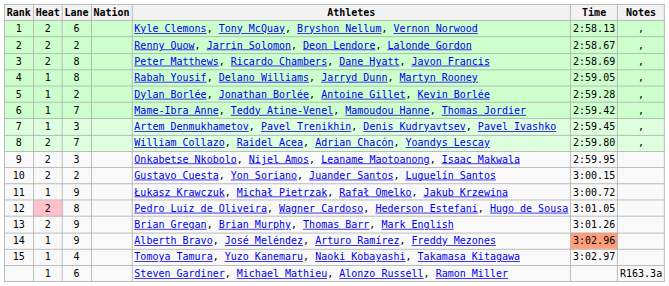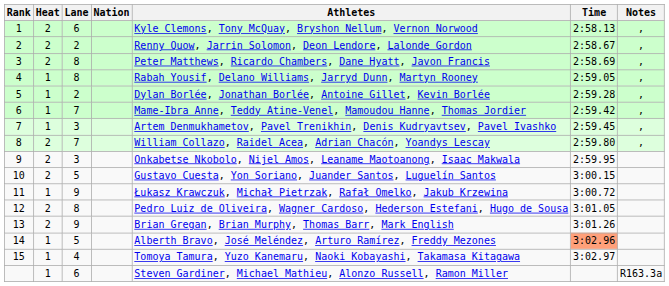(77, 176) 2 -> (77, 176) 5
(48, 208) pink background -> (48, 208) no background
(77, 241) 9 -> (77, 241) 5
